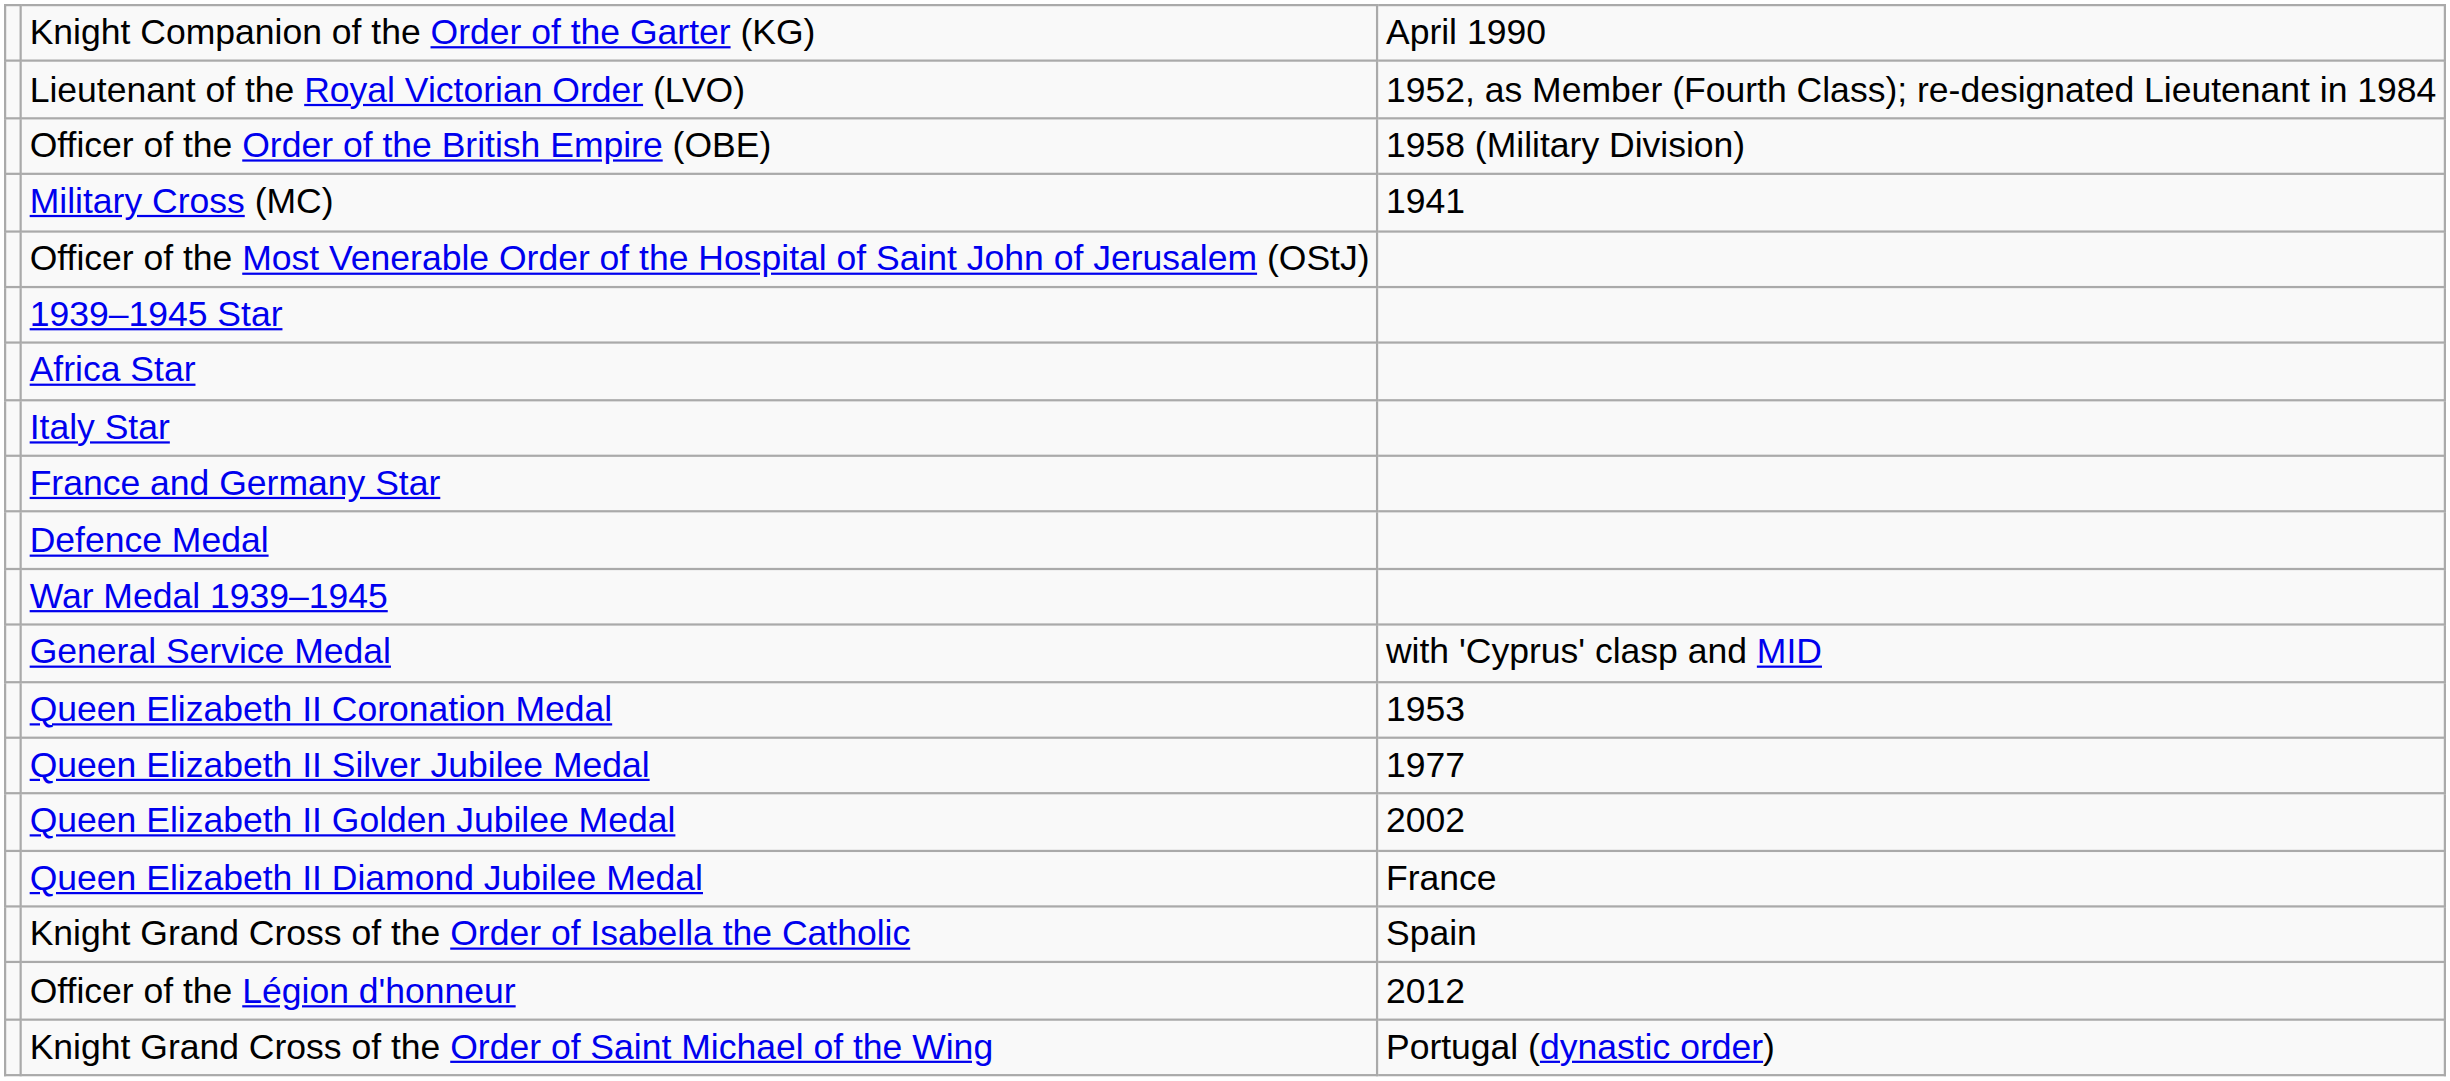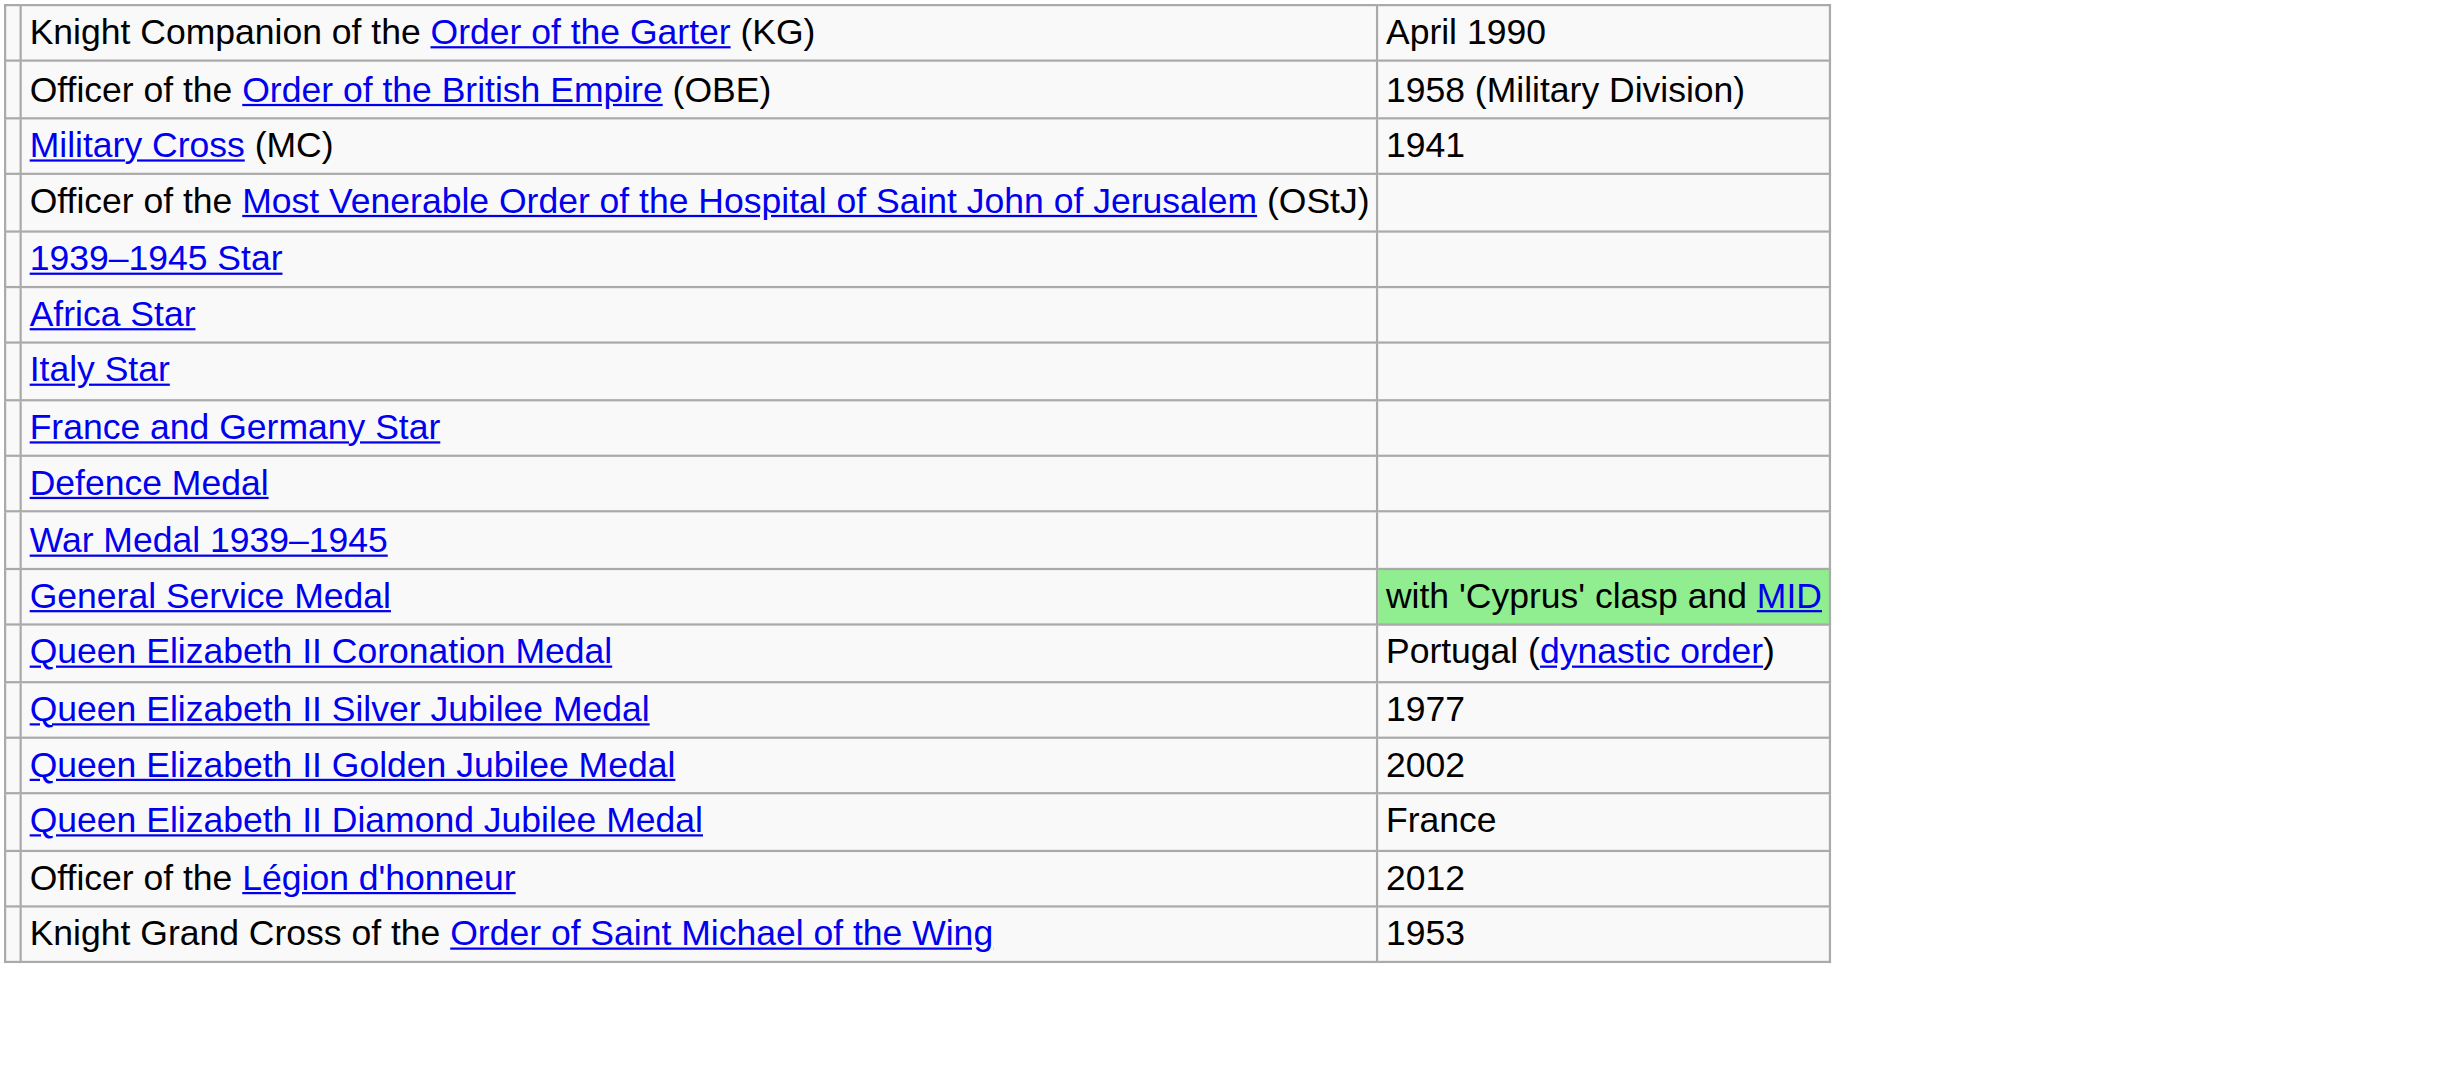- row: (387, 88)
(1604, 652) no background -> (1604, 595) lightgreen background
(1425, 708) 1953 -> (1580, 652) Portugal (dynastic order)
- row: (470, 933)
(1580, 1046) Portugal (dynastic order) -> (1425, 933) 1953
